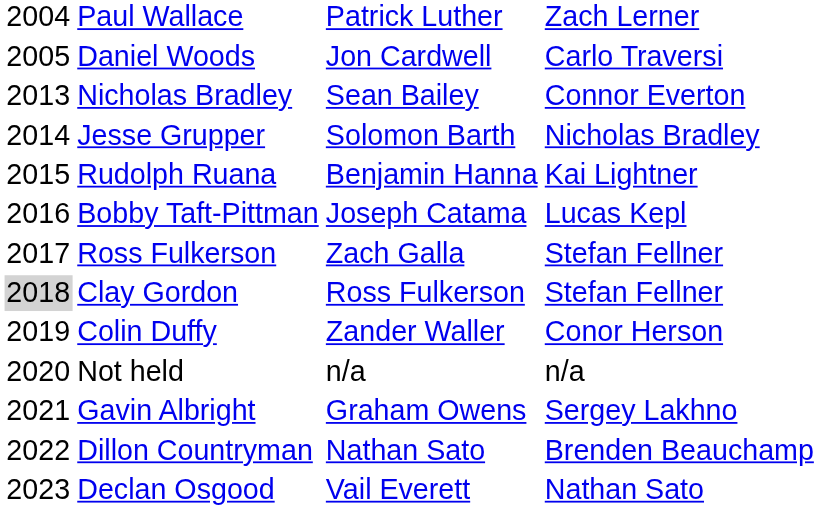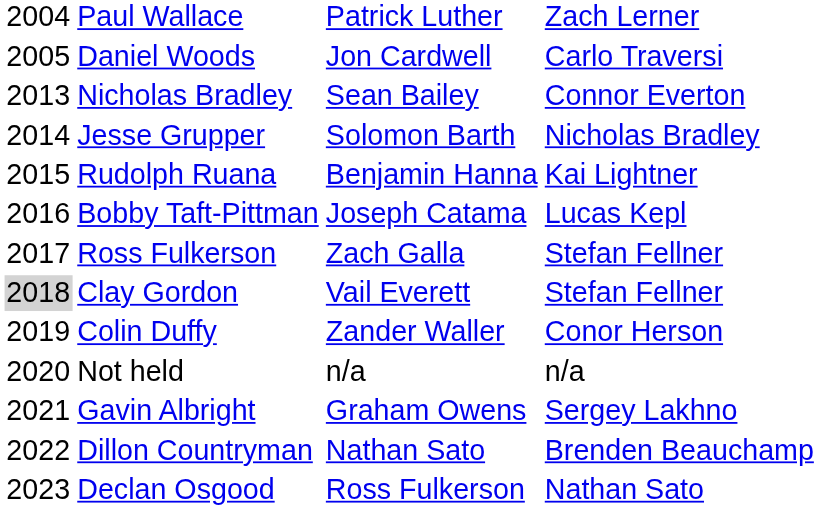(425, 292) Ross Fulkerson -> (398, 292) Vail Everett
(398, 489) Vail Everett -> (425, 489) Ross Fulkerson
